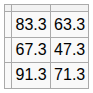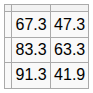rows swapped: (31, 49) <-> (31, 24)
(70, 75) 71.3 -> (70, 75) 41.9
